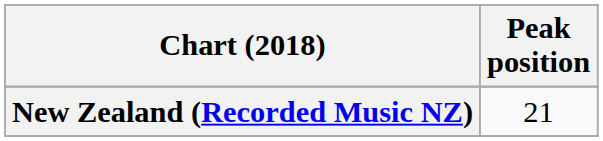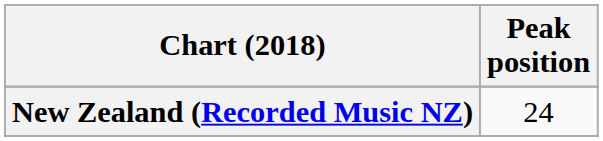(539, 111) 21 -> (539, 111) 24
